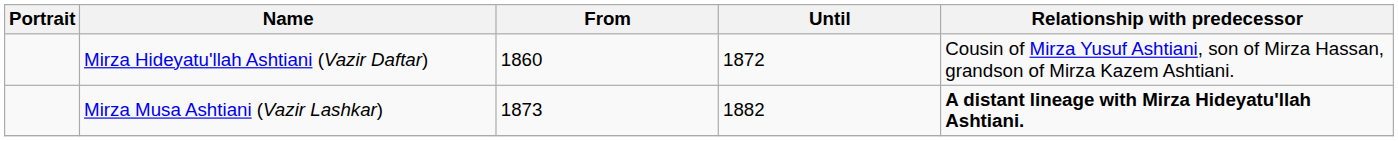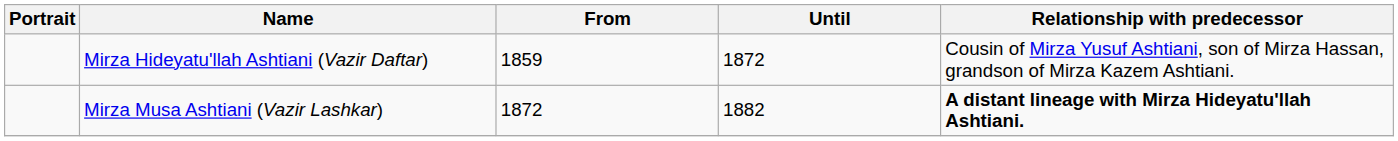(522, 59) 1860 -> (522, 59) 1859
(522, 110) 1873 -> (522, 110) 1872
